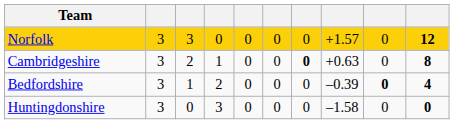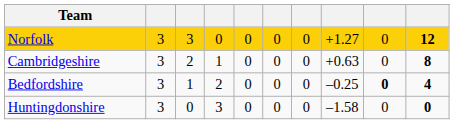(342, 38) +1.57 -> (342, 38) +1.27
(306, 61) bold -> (306, 61) normal
(342, 84) –0.39 -> (342, 84) –0.25
